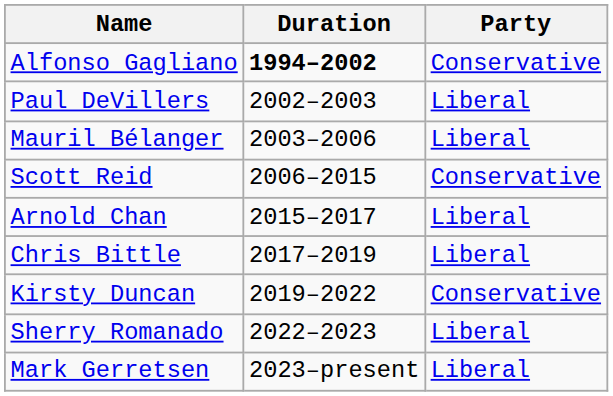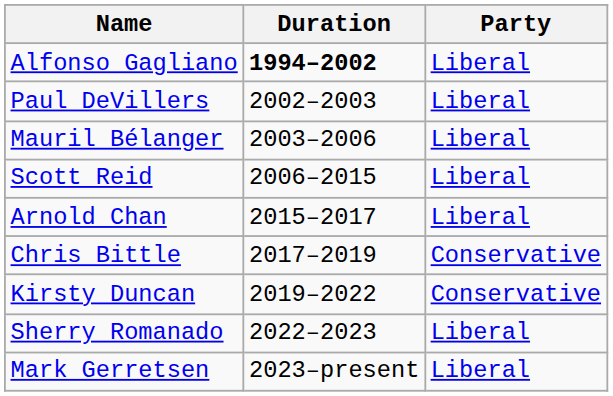(516, 63) Conservative -> (480, 63) Liberal
(516, 178) Conservative -> (480, 178) Liberal
(480, 256) Liberal -> (516, 256) Conservative
